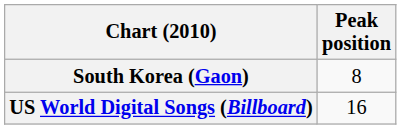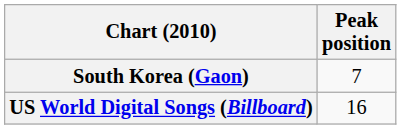(357, 75) 8 -> (357, 75) 7
